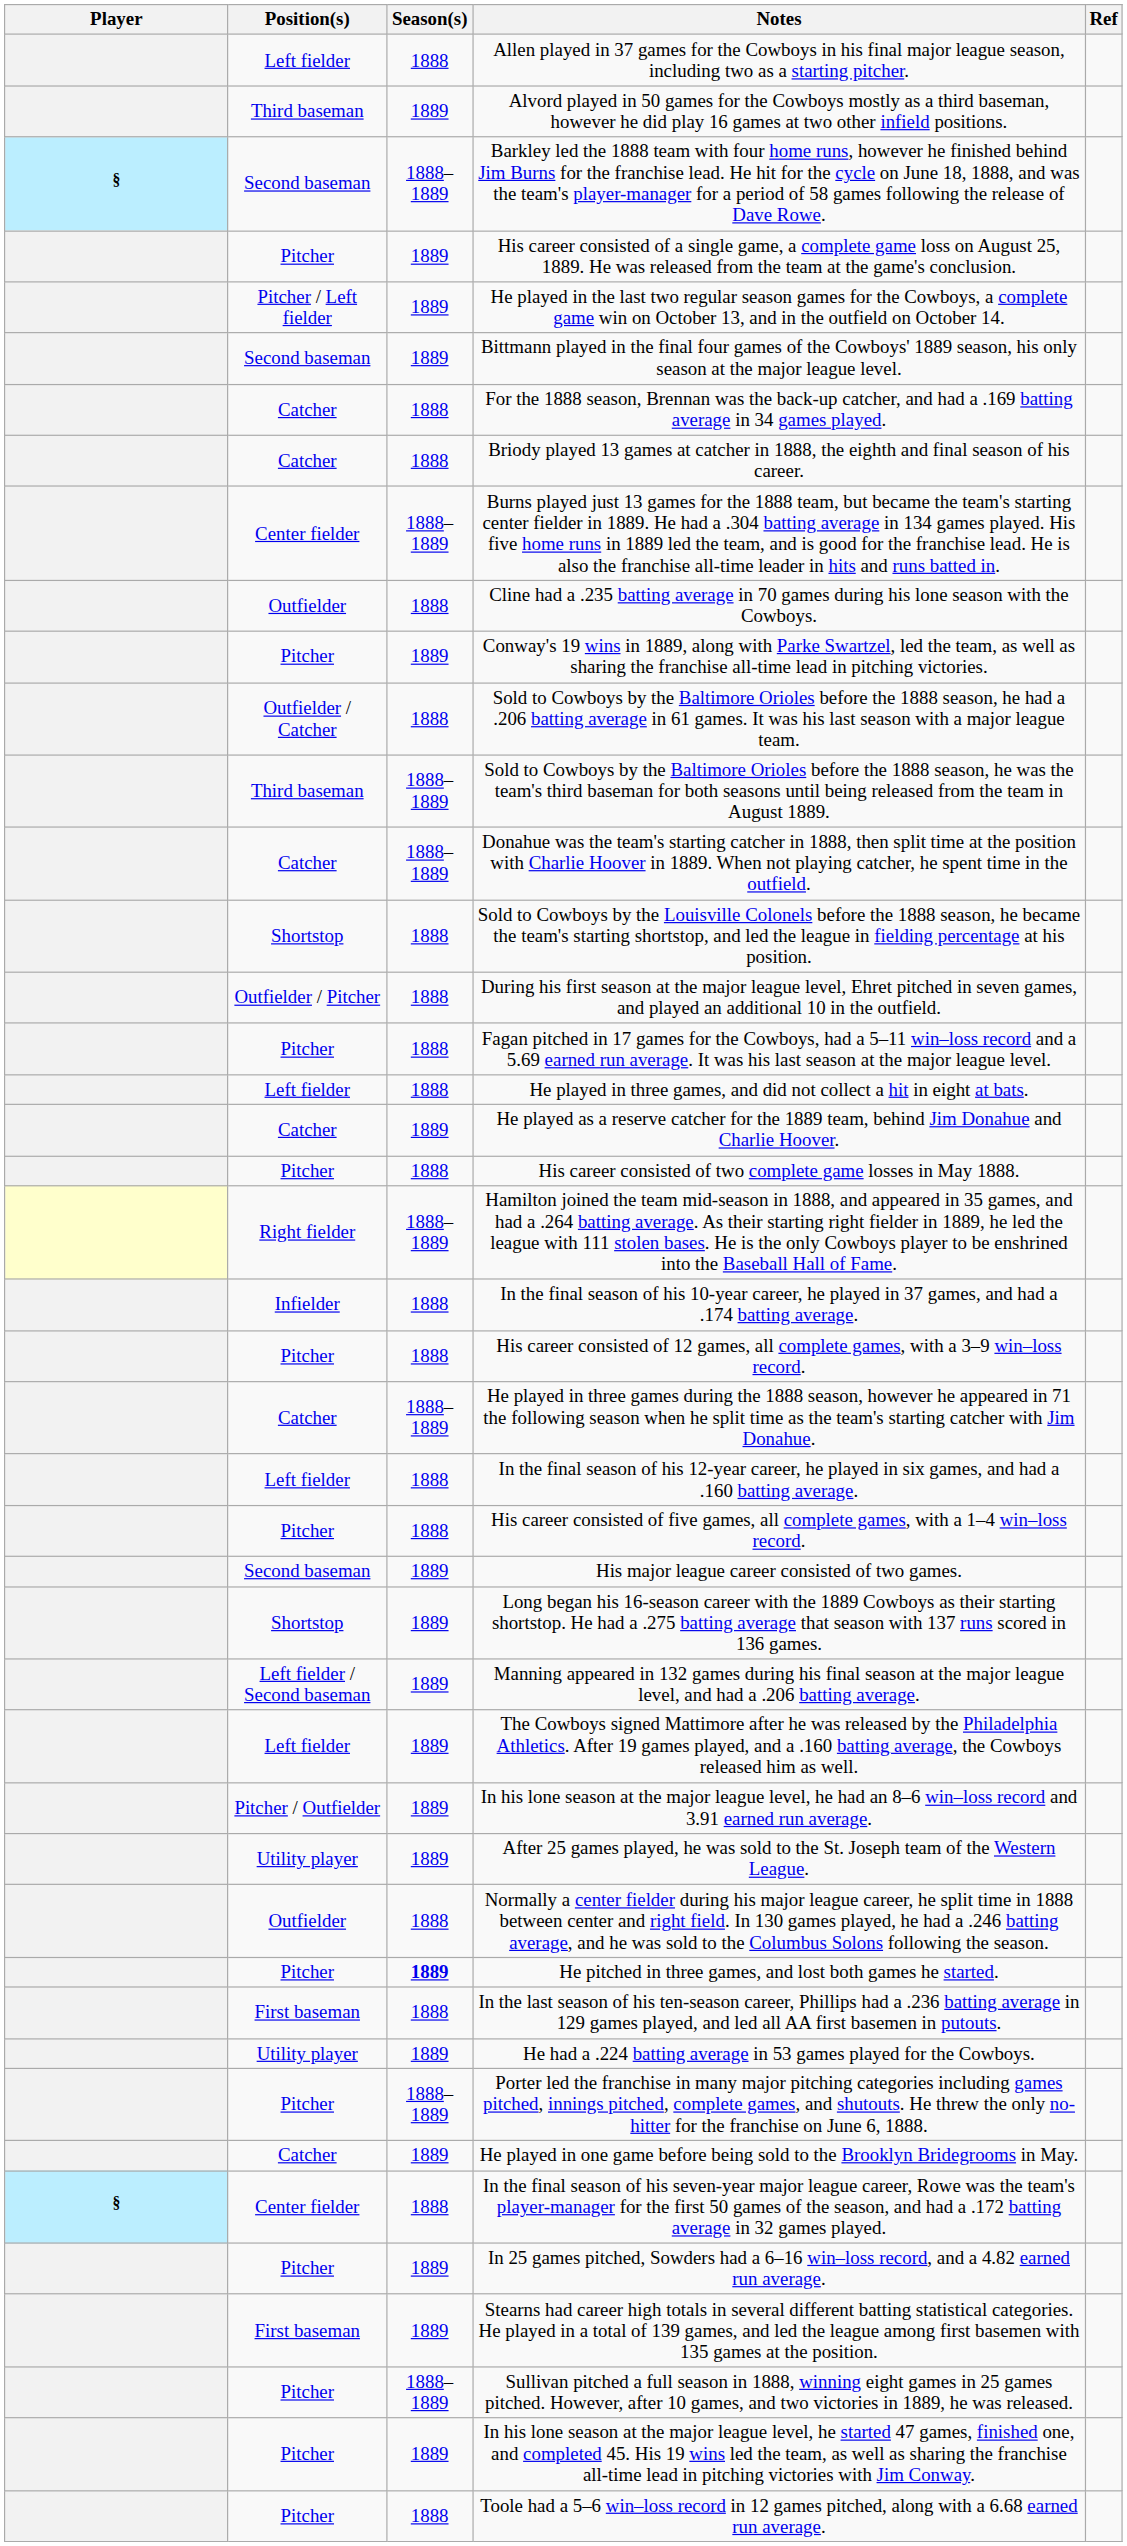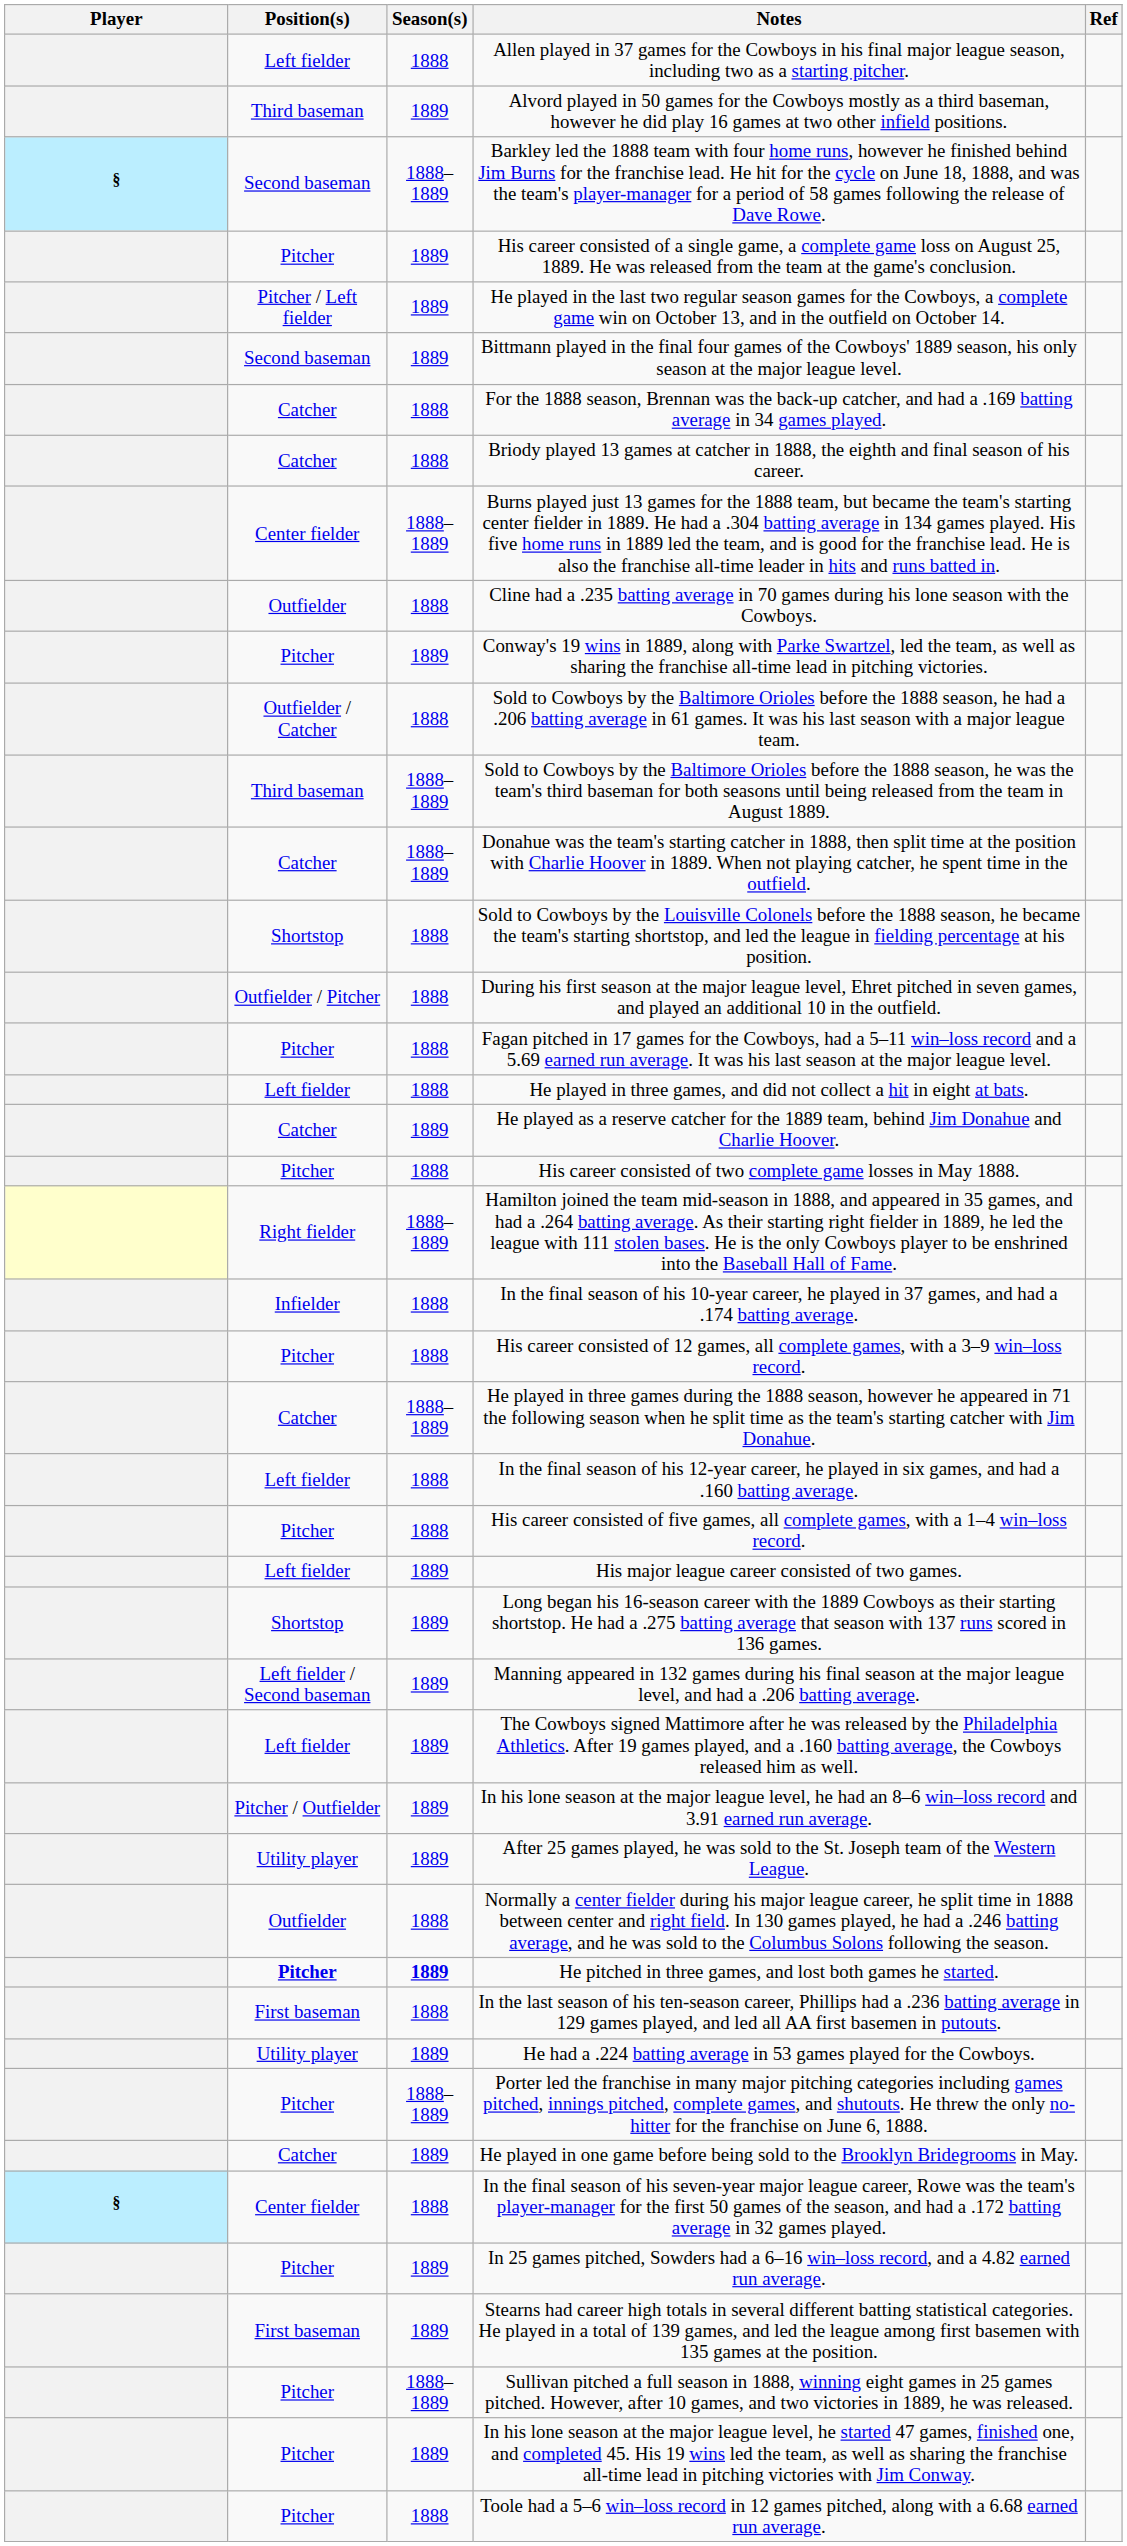(307, 1571) Second baseman -> (307, 1571) Left fielder
(307, 1972) normal -> (307, 1972) bold
